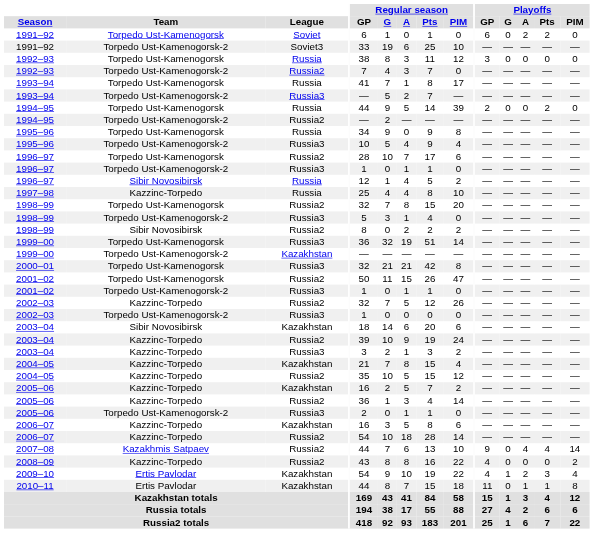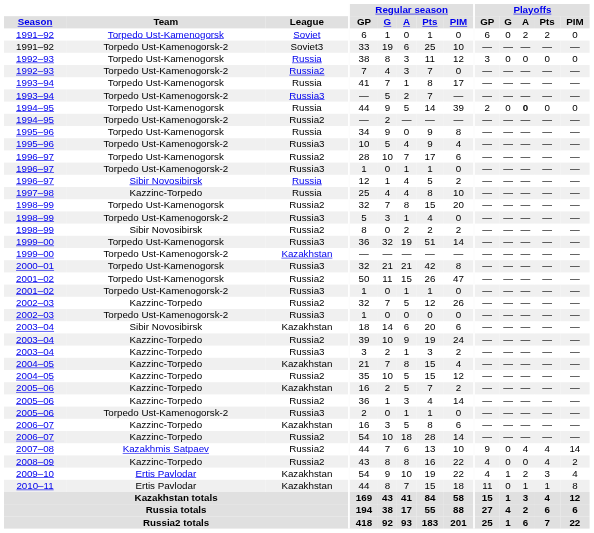(525, 107) normal -> (525, 107) bold
(547, 107) 2 -> (547, 107) 0
(547, 461) 0 -> (547, 461) 4
